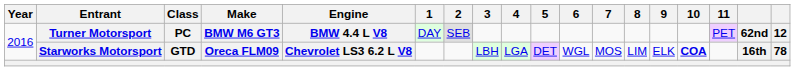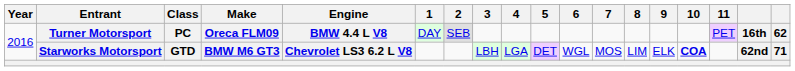(242, 33) BMW M6 GT3 -> (242, 33) Oreca FLM09
(754, 33) 62nd -> (754, 33) 16th
(780, 33) 12 -> (780, 33) 62
(242, 51) Oreca FLM09 -> (242, 51) BMW M6 GT3
(754, 51) 16th -> (754, 51) 62nd
(780, 51) 78 -> (780, 51) 71
